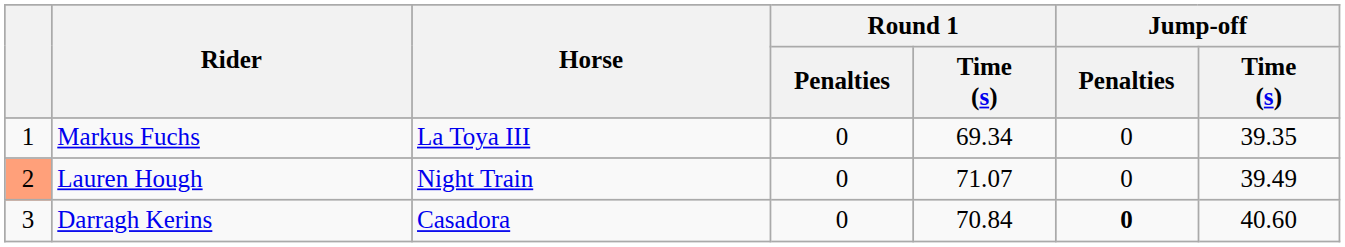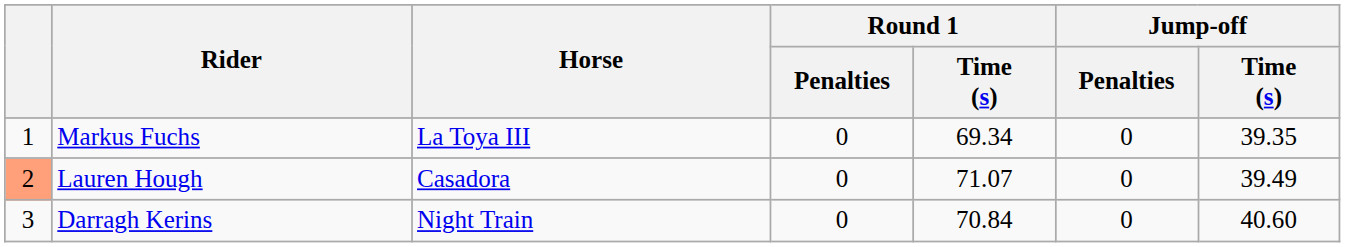(475, 179) Night Train -> (464, 179) Casadora
(464, 220) Casadora -> (475, 220) Night Train
(1127, 220) bold -> (1127, 220) normal
